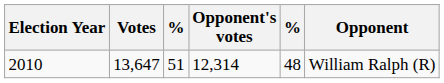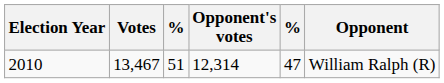(136, 63) 13,647 -> (136, 63) 13,467
(293, 63) 48 -> (293, 63) 47
